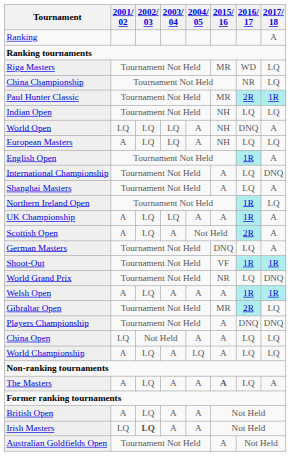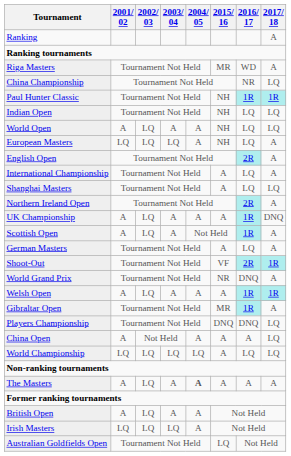(273, 67) LQ -> (273, 67) A
(223, 97) MR -> (223, 97) NH
(248, 97) 2R -> (248, 97) 1R
(123, 127) LQ -> (123, 127) A
(173, 127) LQ -> (173, 127) A
(248, 127) DNQ -> (248, 127) LQ
(273, 127) A -> (273, 127) LQ
(123, 142) A -> (123, 142) LQ
(273, 142) LQ -> (273, 142) A
(248, 157) 1R -> (248, 157) 2R
(273, 172) DNQ -> (273, 172) A
(273, 187) A -> (273, 187) LQ
(248, 202) 1R -> (248, 202) 2R
(273, 202) LQ -> (273, 202) A
(173, 217) LQ -> (173, 217) A
(273, 217) A -> (273, 217) DNQ
(248, 232) 2R -> (248, 232) 1R
(223, 247) DNQ -> (223, 247) A
(248, 262) 1R -> (248, 262) 2R
(248, 277) LQ -> (248, 277) DNQ
(273, 277) DNQ -> (273, 277) A
(248, 307) 2R -> (248, 307) 1R
(273, 307) LQ -> (273, 307) A
(223, 322) A -> (223, 322) DNQ
(273, 322) DNQ -> (273, 322) LQ
(123, 338) LQ -> (123, 338) A
(248, 338) LQ -> (248, 338) A
(123, 353) A -> (123, 353) LQ
(173, 353) A -> (173, 353) LQ
(198, 383) normal -> (198, 383) bold
(223, 383) bold -> (223, 383) normal
(248, 383) LQ -> (248, 383) A
(148, 428) bold -> (148, 428) normal
(173, 428) A -> (173, 428) LQ
(223, 443) A -> (223, 443) LQ
